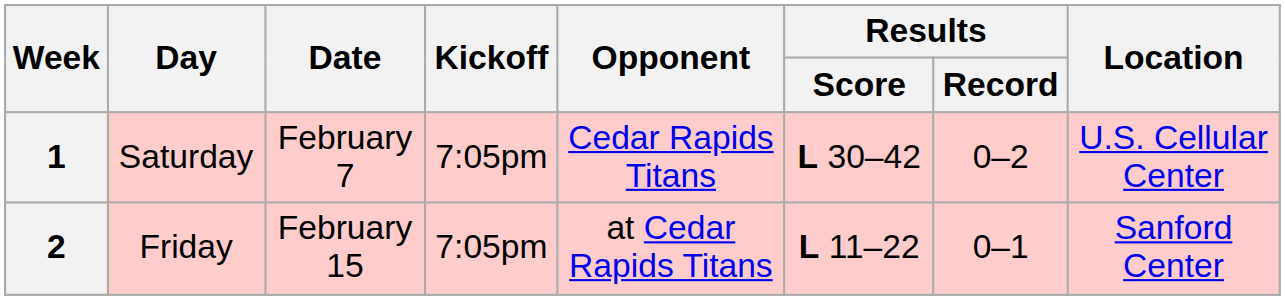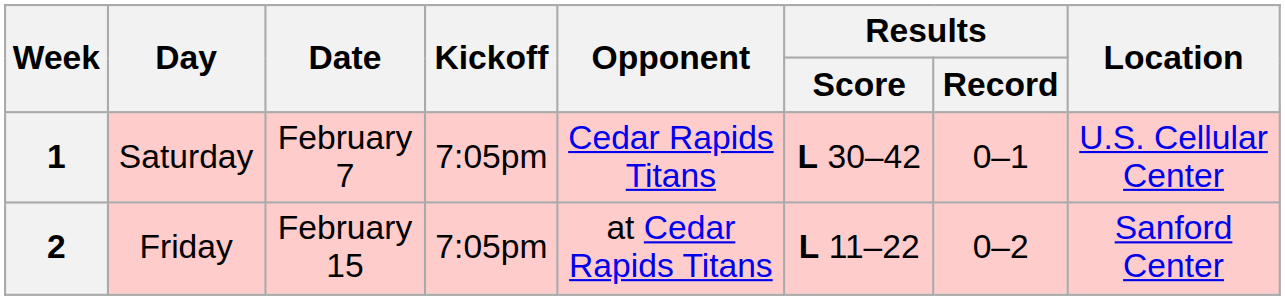(1001, 156) 0–2 -> (1001, 156) 0–1
(1001, 247) 0–1 -> (1001, 247) 0–2
